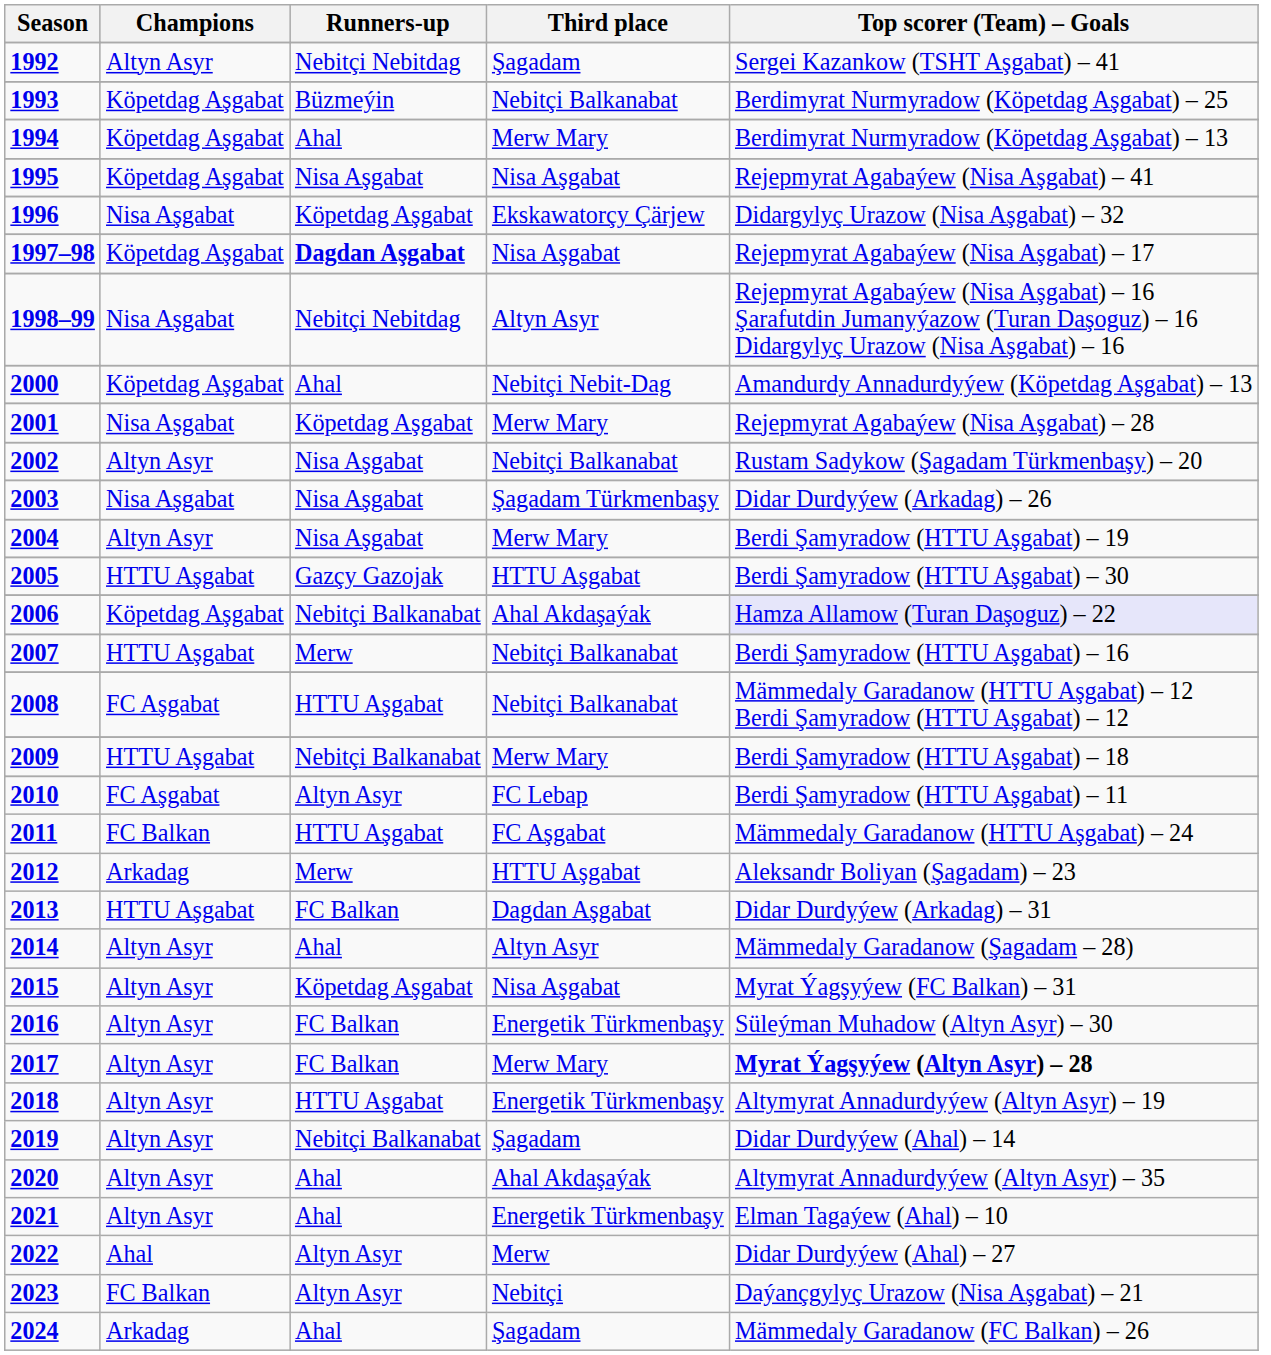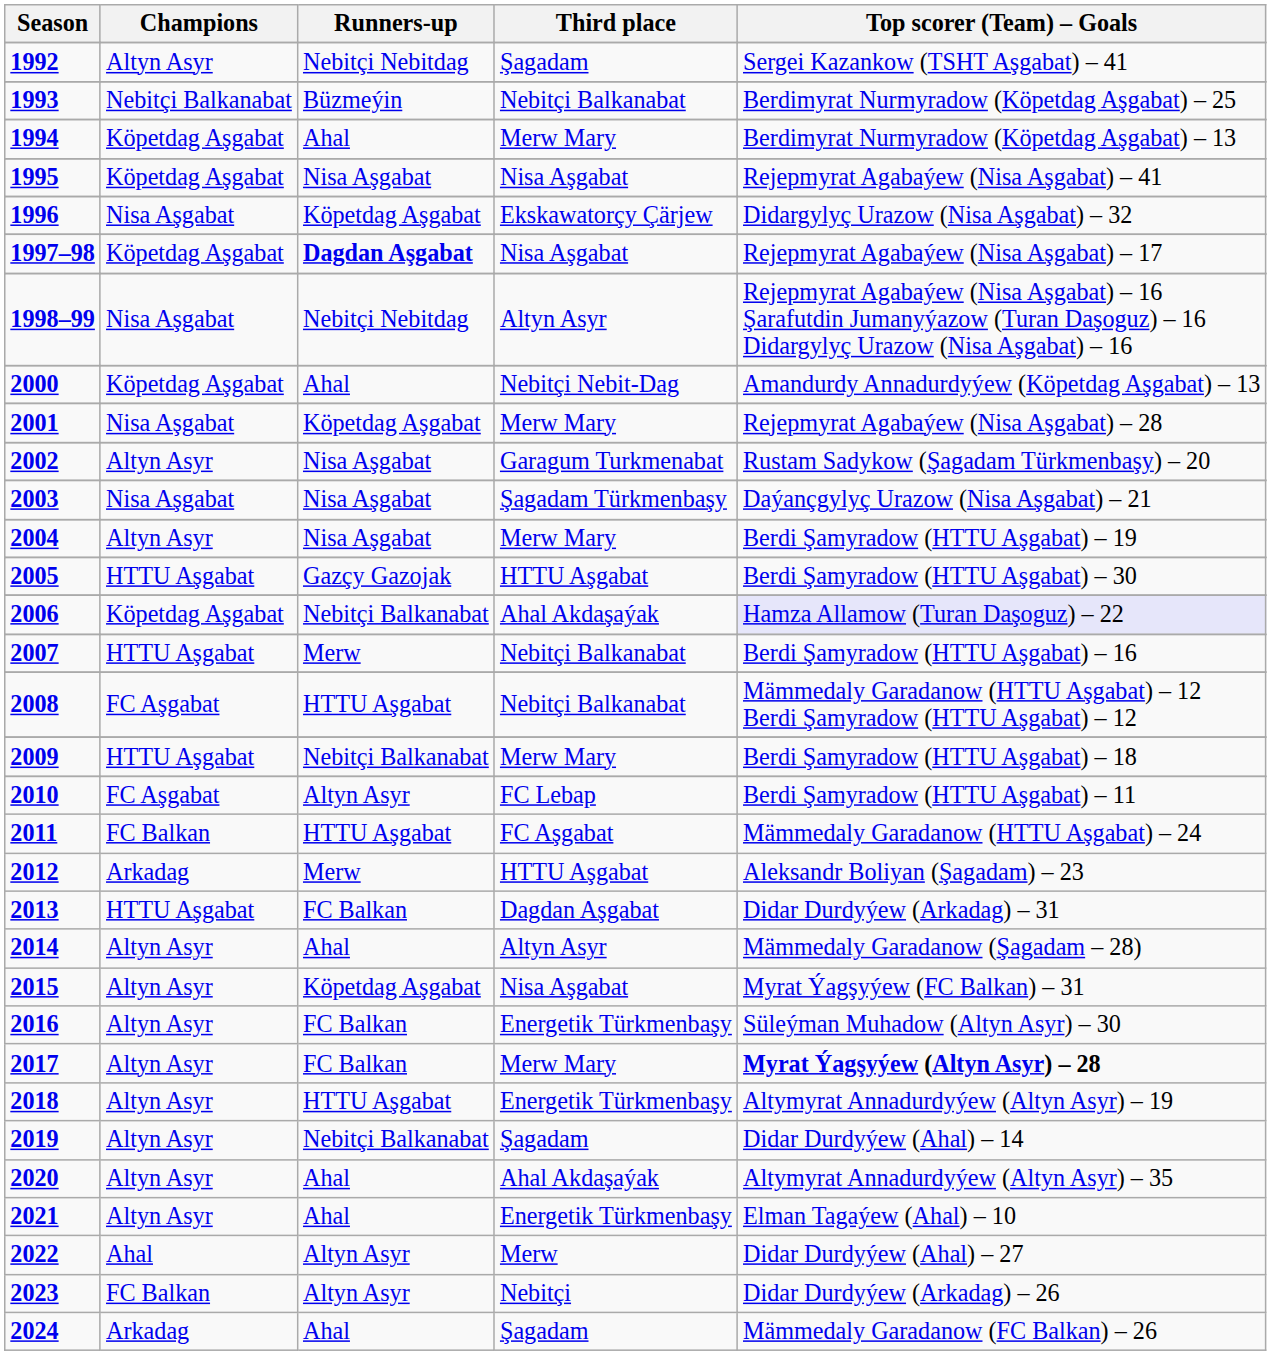(195, 100) Köpetdag Aşgabat -> (199, 100) Nebitçi Balkanabat
(585, 461) Nebitçi Balkanabat -> (612, 461) Garagum Turkmenabat
(893, 499) Didar Durdyýew (Arkadag) – 26 -> (947, 499) Daýançgylyç Urazow (Nisa Aşgabat) – 21
(939, 1293) Daýançgylyç Urazow (Nisa Aşgabat) – 21 -> (901, 1293) Didar Durdyýew (Arkadag) – 26
